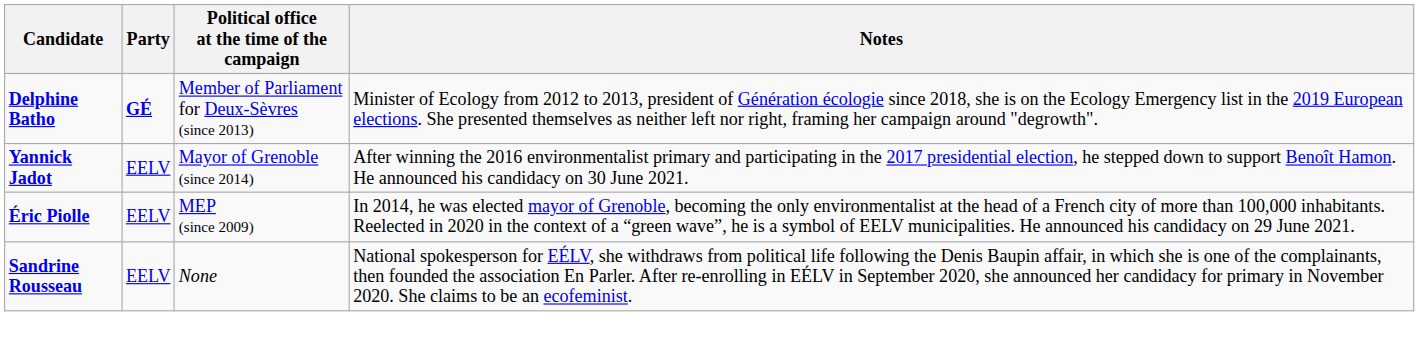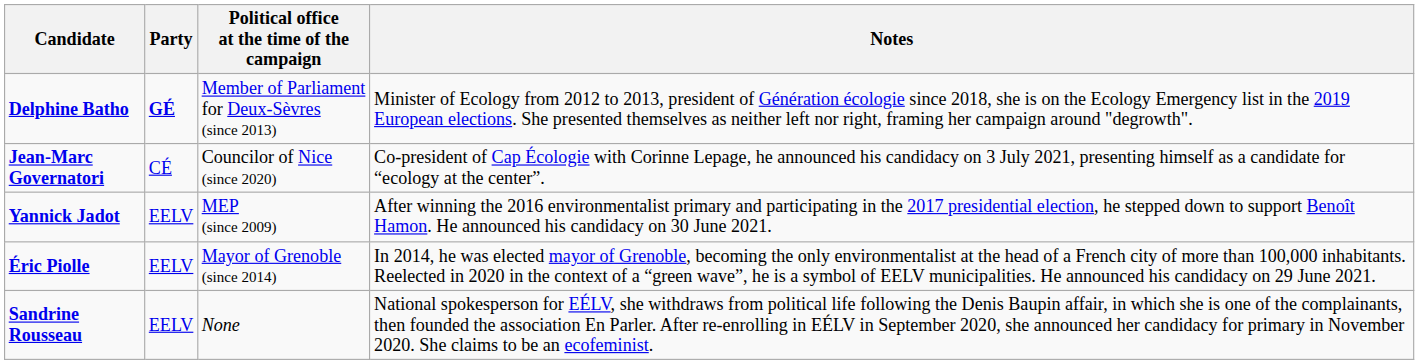+ row: (56, 167)
(249, 167) Mayor of Grenoble (since 2014) -> (239, 216) MEP (since 2009)
(216, 216) MEP (since 2009) -> (271, 265) Mayor of Grenoble (since 2014)
